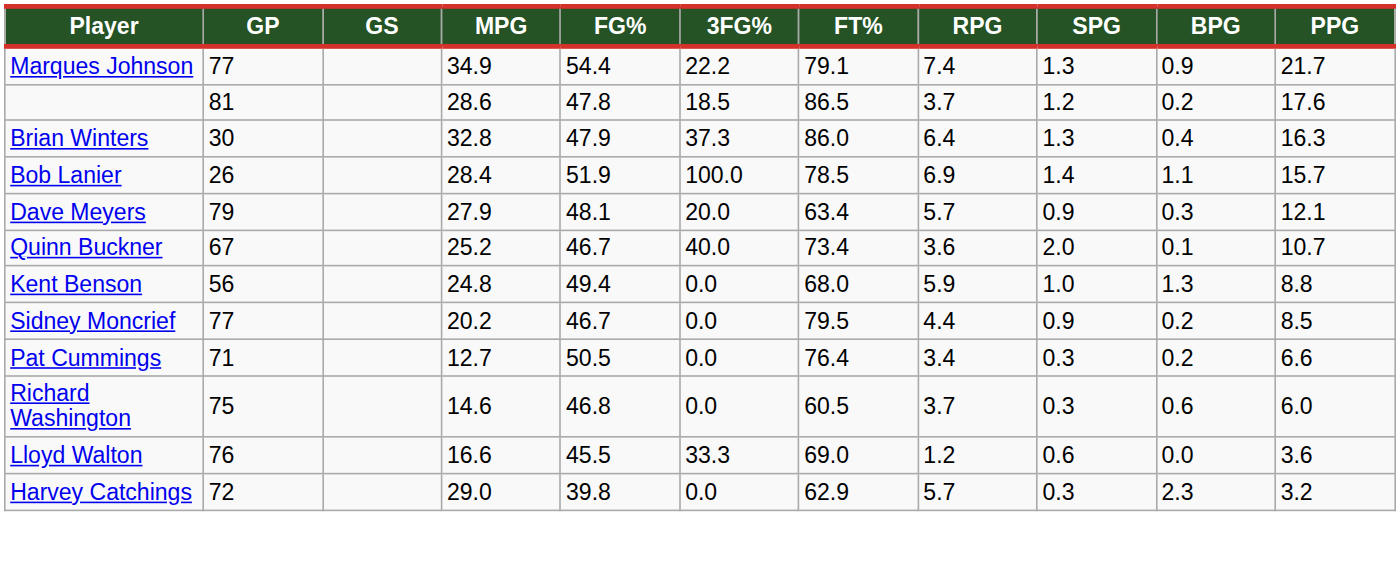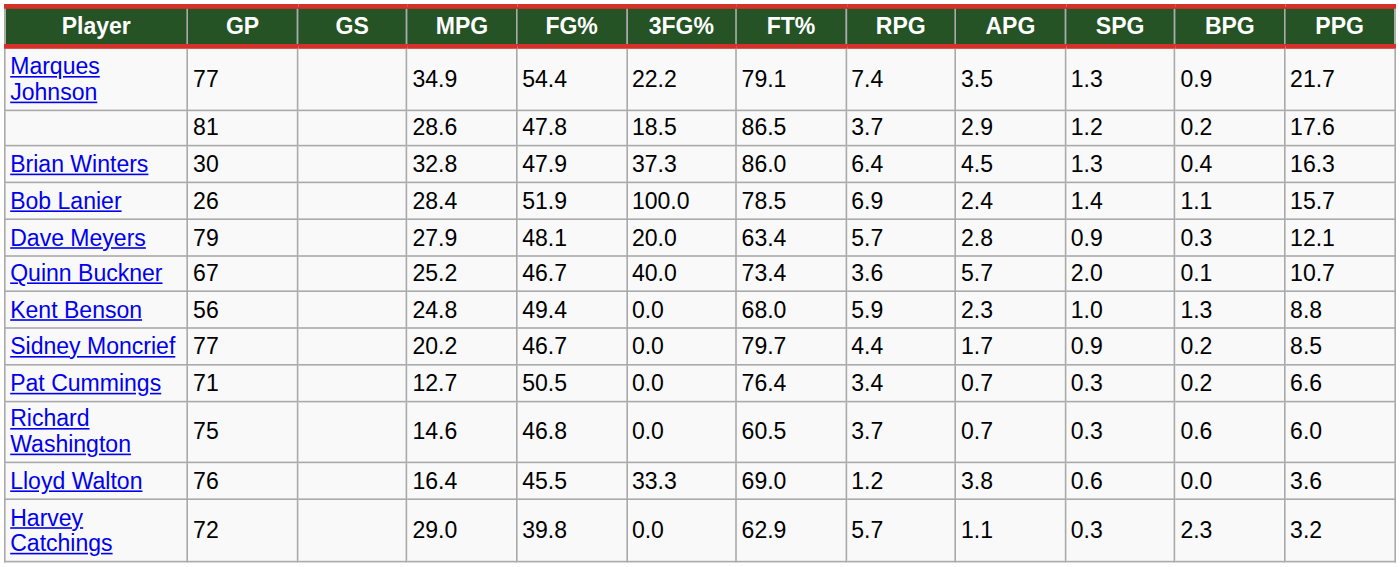+ column: (1010, 27)
(827, 321) 79.5 -> (764, 347) 79.7
(469, 456) 16.6 -> (435, 481) 16.4
